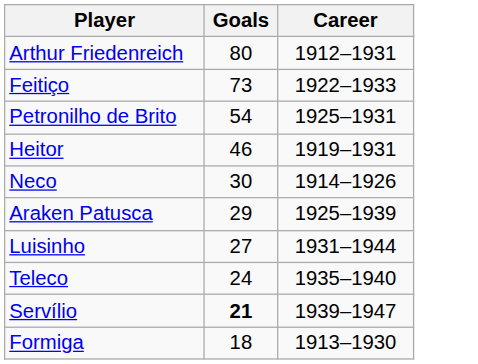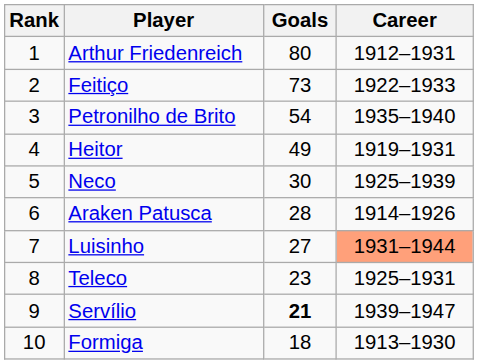+ column: (34, 20)
(346, 117) 1925–1931 -> (405, 117) 1935–1940
(241, 149) 46 -> (300, 149) 49
(346, 181) 1914–1926 -> (405, 181) 1925–1939
(241, 213) 29 -> (300, 213) 28
(346, 213) 1925–1939 -> (405, 213) 1914–1926
(346, 246) no background -> (405, 246) lightsalmon background
(241, 278) 24 -> (300, 278) 23
(346, 278) 1935–1940 -> (405, 278) 1925–1931
